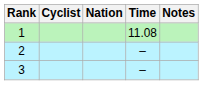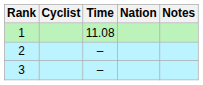columns swapped: (104, 13) <-> (142, 13)
